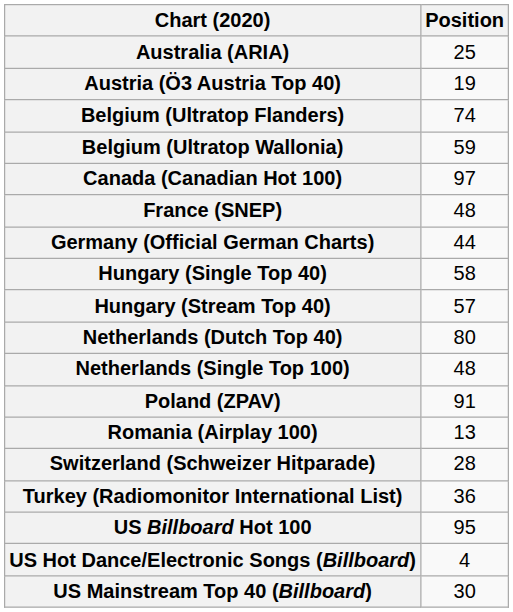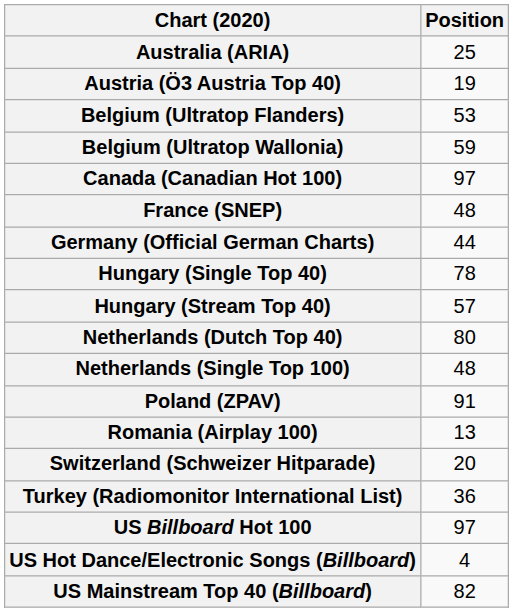(465, 115) 74 -> (465, 115) 53
(465, 274) 58 -> (465, 274) 78
(465, 464) 28 -> (465, 464) 20
(465, 527) 95 -> (465, 527) 97
(465, 591) 30 -> (465, 591) 82
